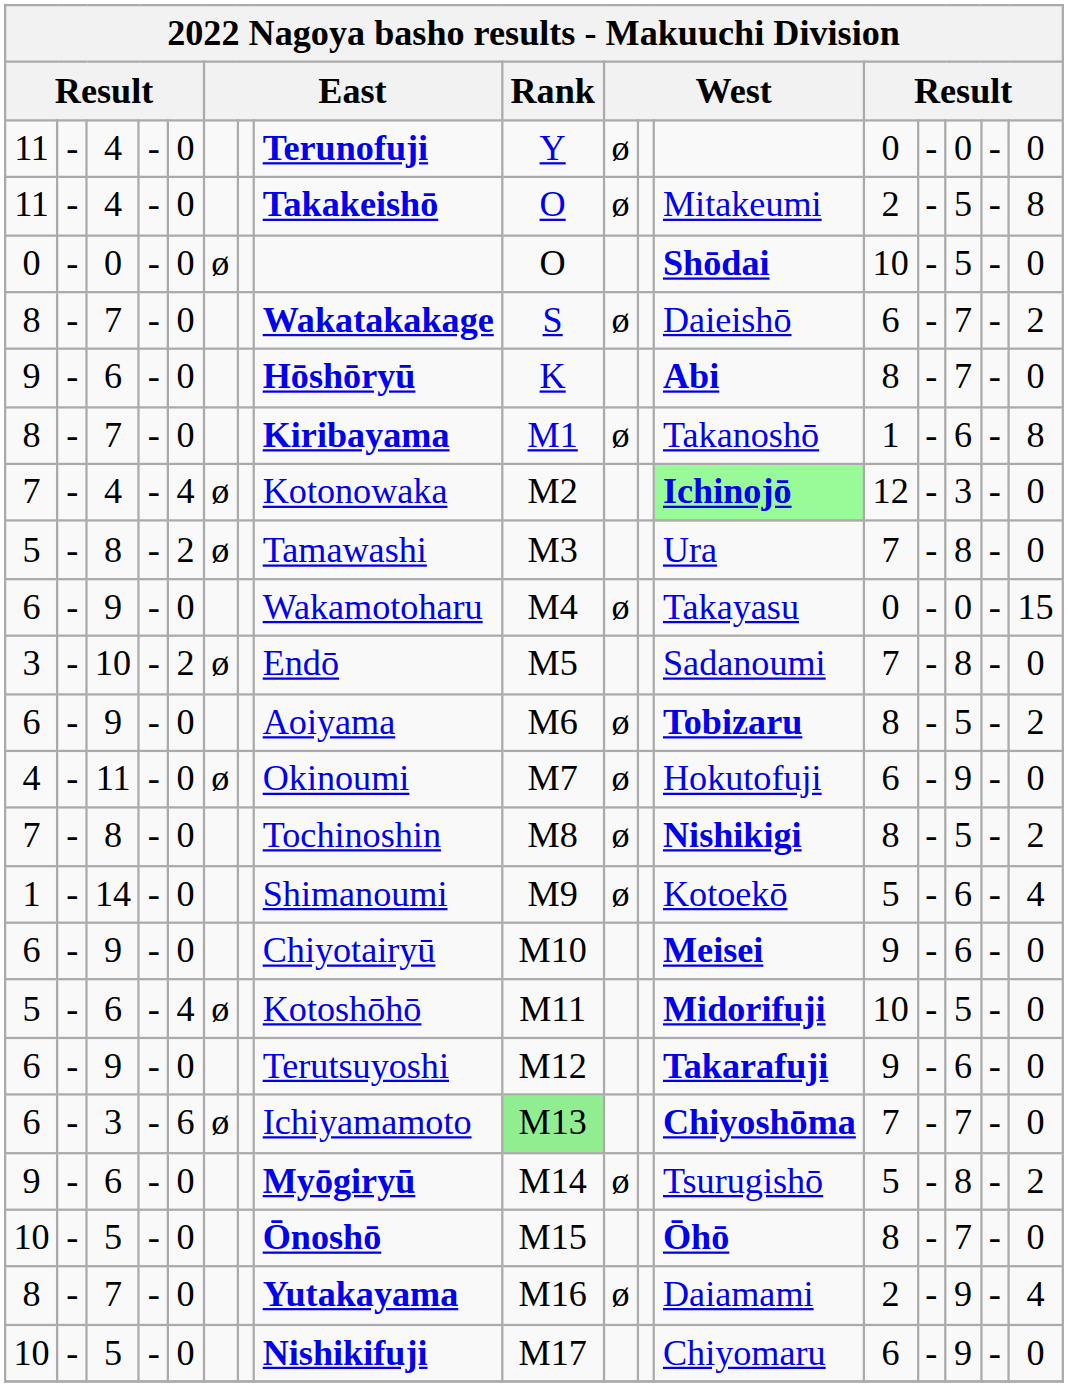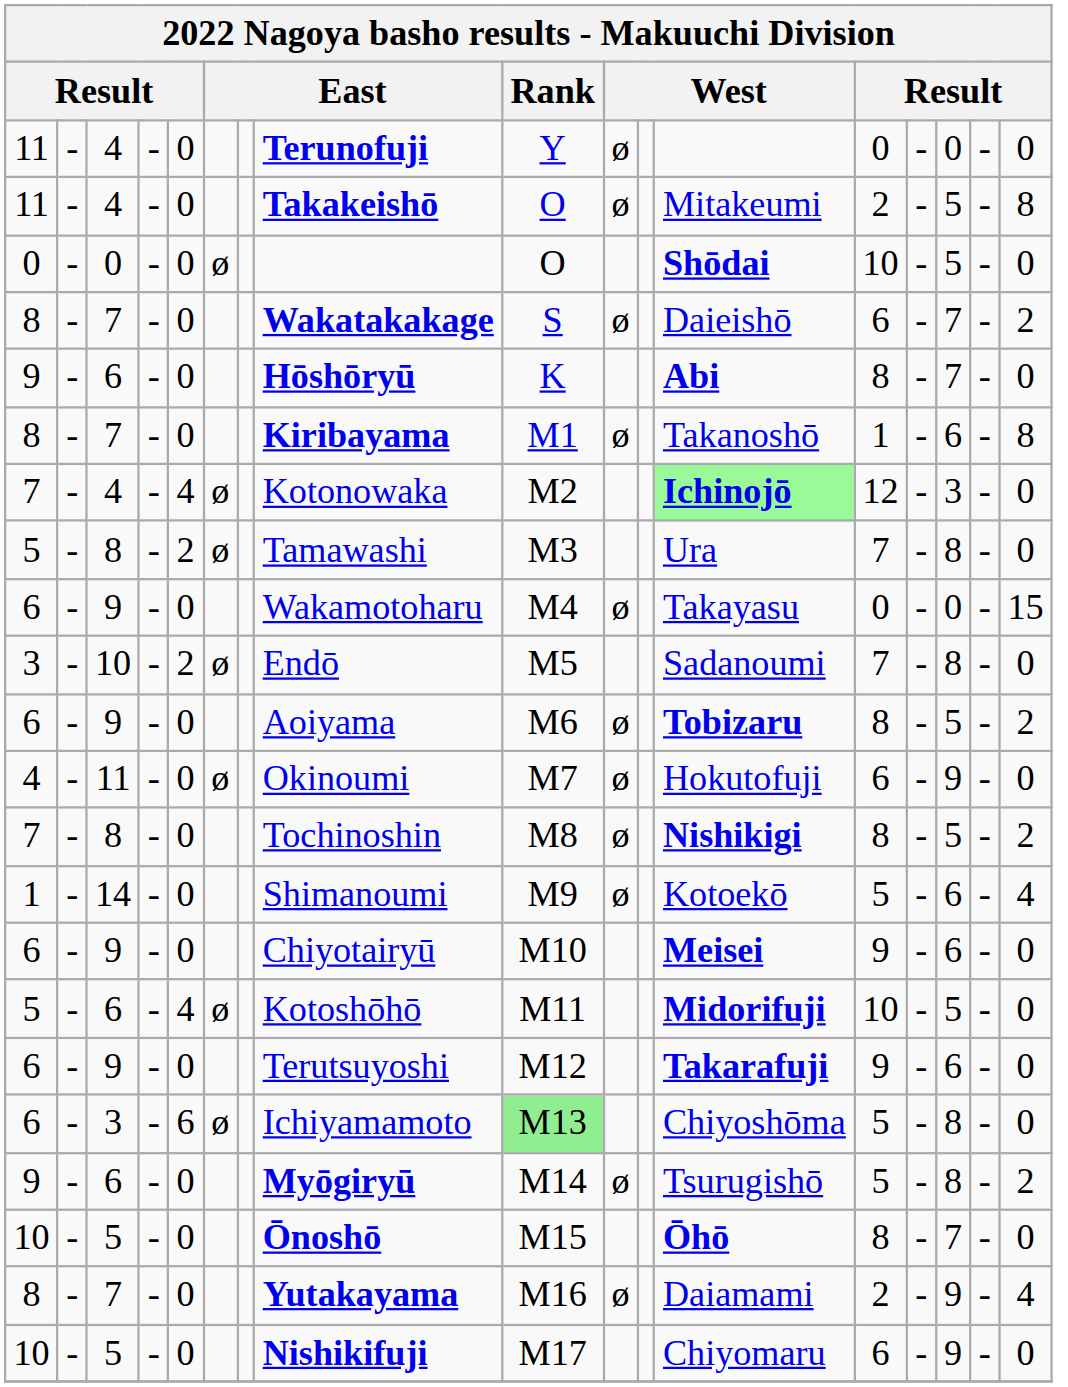(759, 1122) bold -> (754, 1122) normal
(891, 1122) 7 -> (881, 1122) 5
(963, 1122) 7 -> (953, 1122) 8
